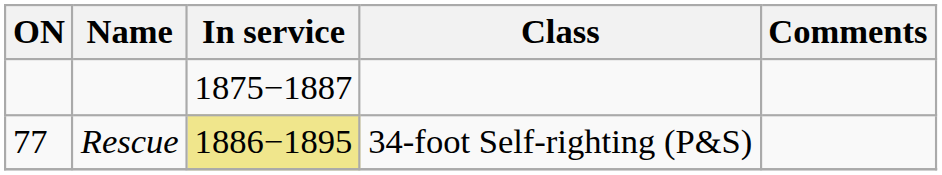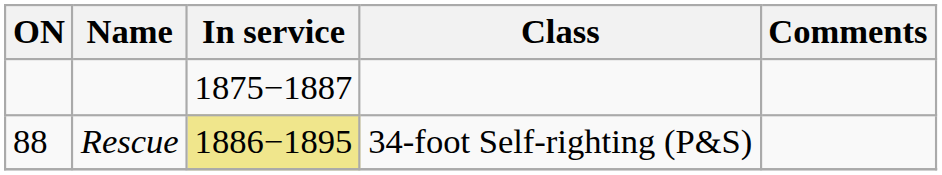(30, 141) 77 -> (30, 141) 88
